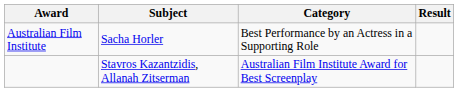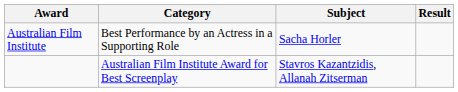columns swapped: (327, 13) <-> (168, 13)
